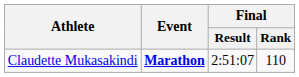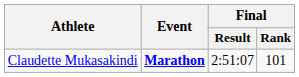(276, 61) 110 -> (276, 61) 101
